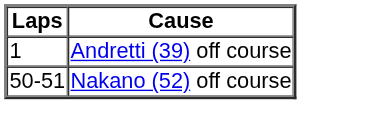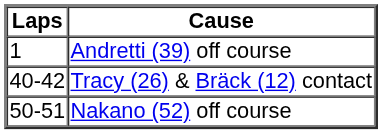+ row: (221, 81)
